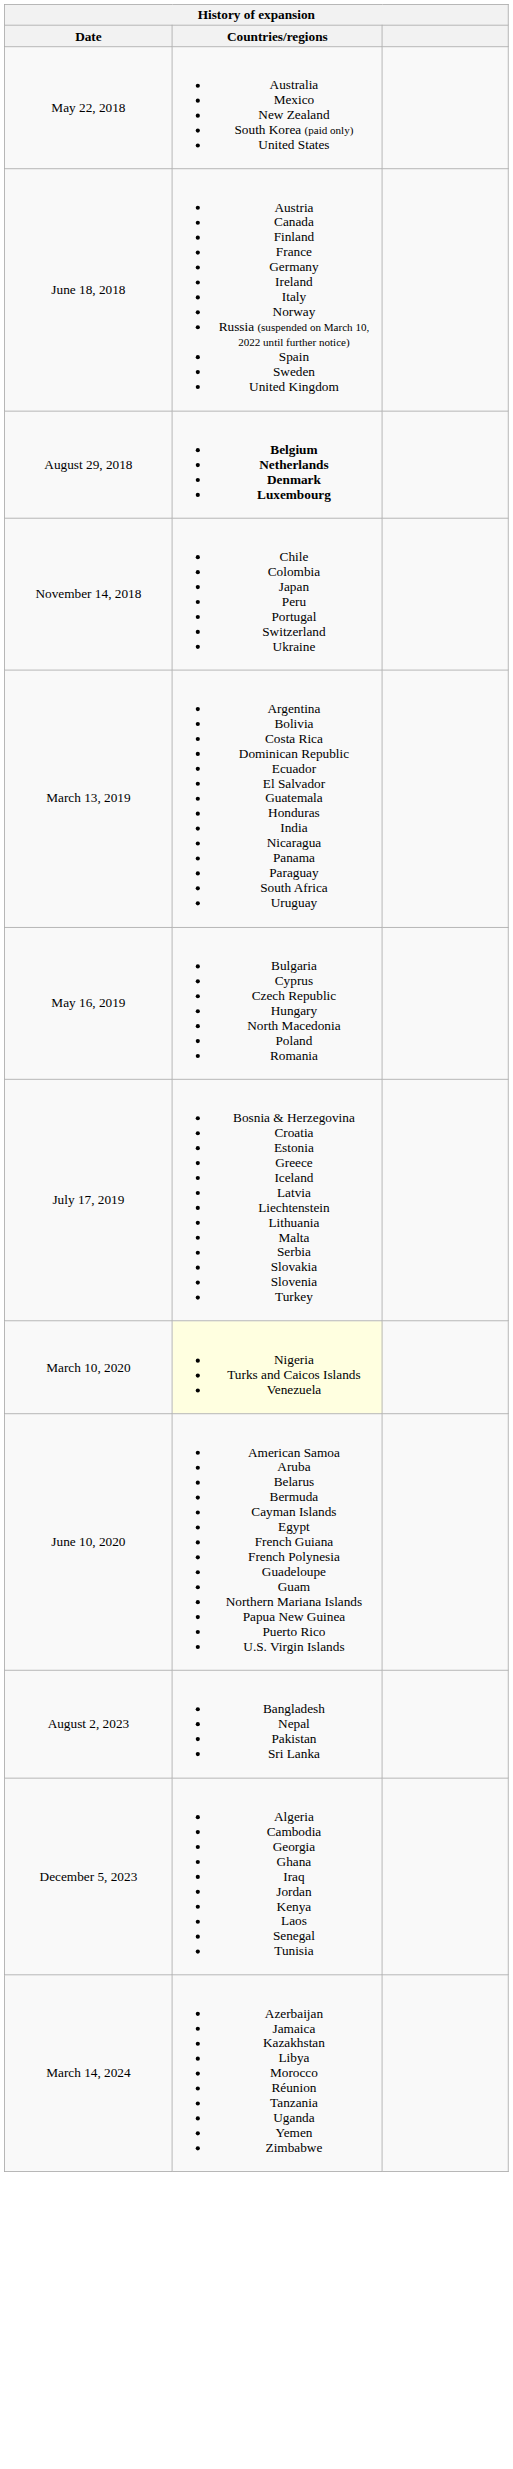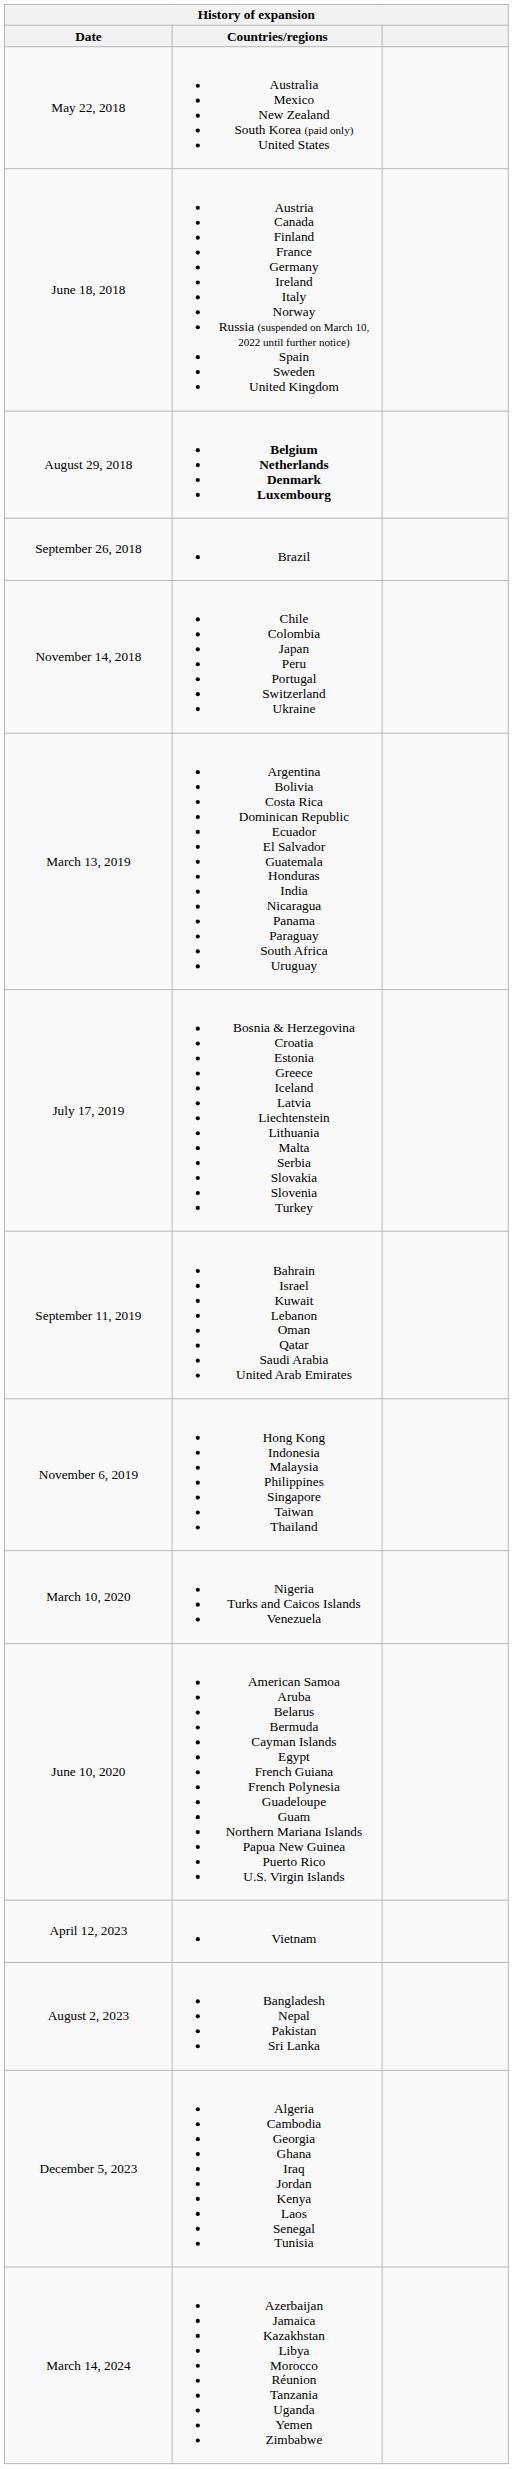+ row: (88, 549)
- row: (88, 1003)
+ row: (88, 1315)
+ row: (88, 1474)
(277, 1375) lightyellow background -> (277, 1604) no background
+ row: (88, 1931)
